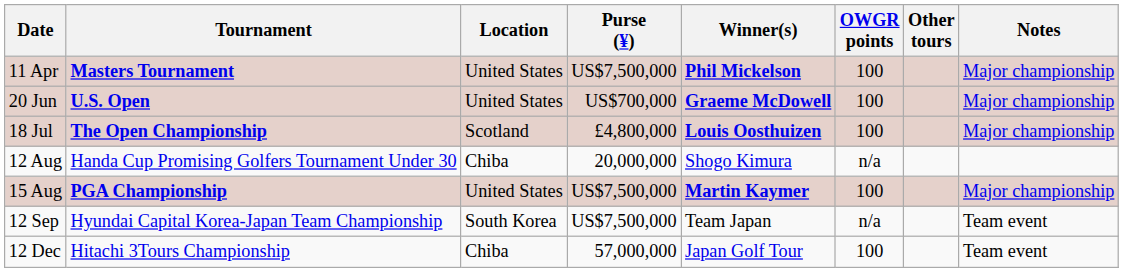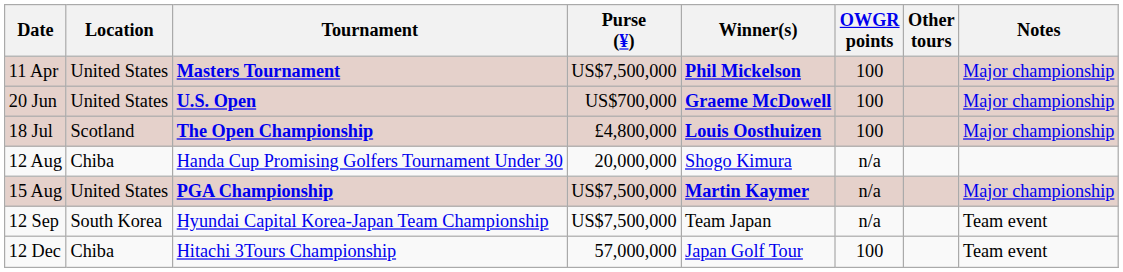columns swapped: (264, 30) <-> (514, 30)
(870, 191) 100 -> (870, 191) n/a
